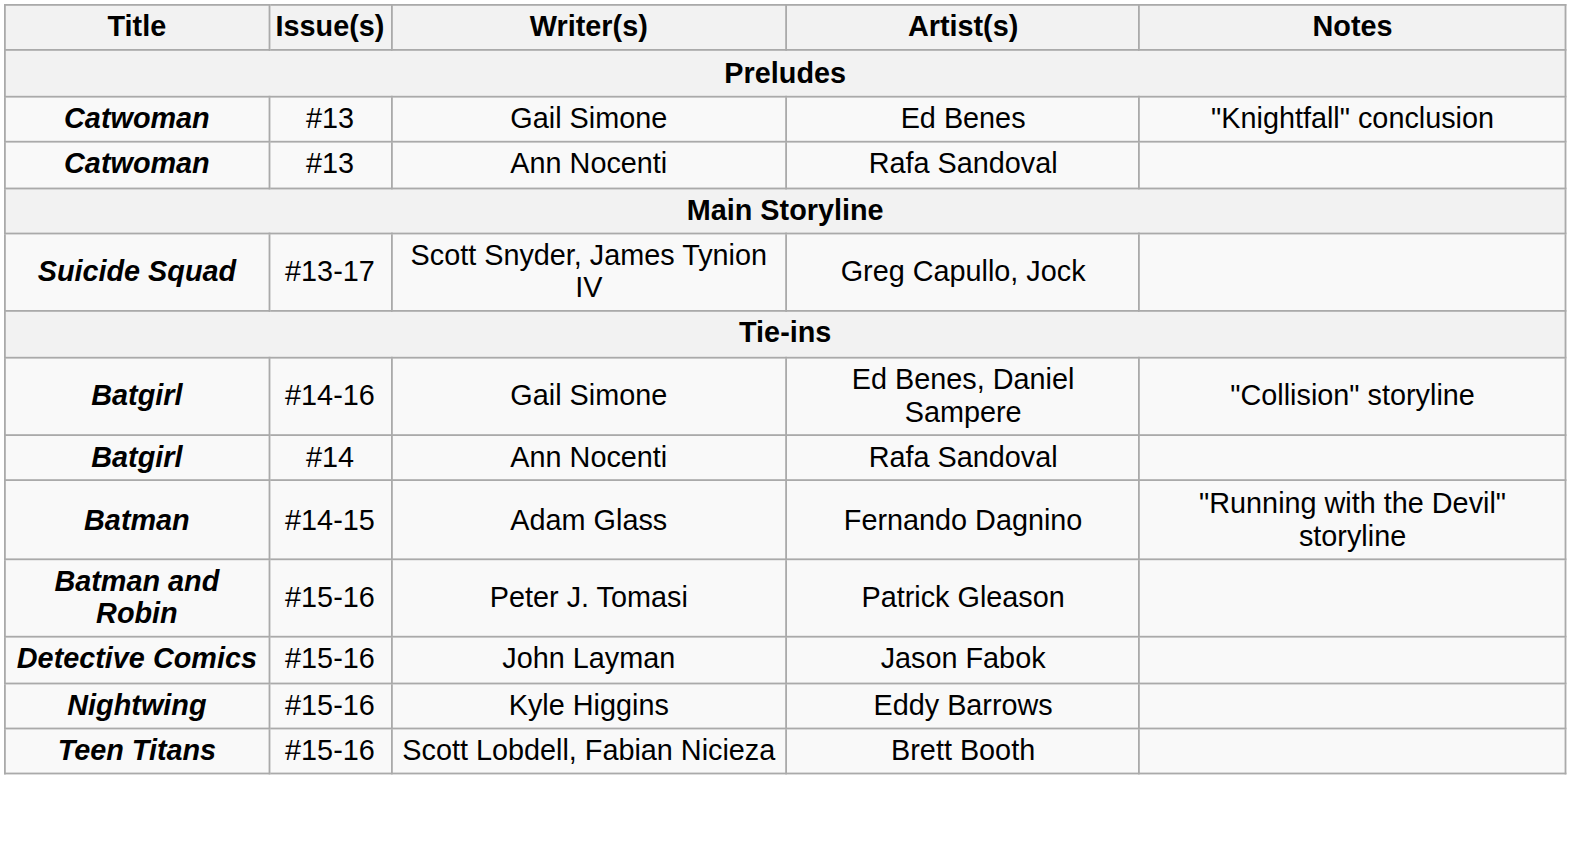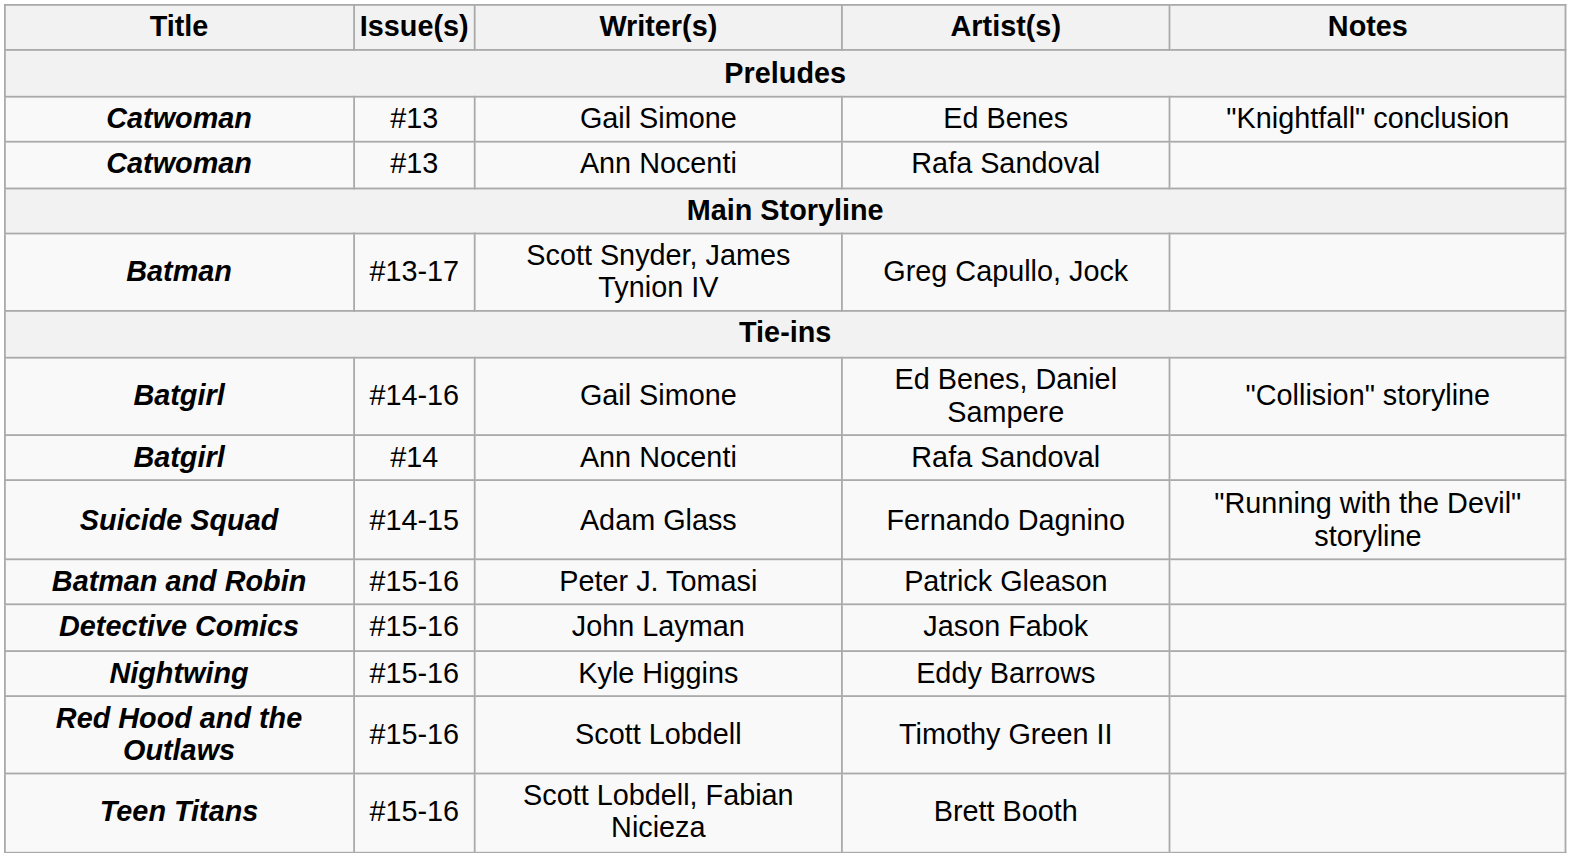(137, 271) Suicide Squad -> (179, 271) Batman
(137, 519) Batman -> (179, 519) Suicide Squad
+ row: (414, 734)
